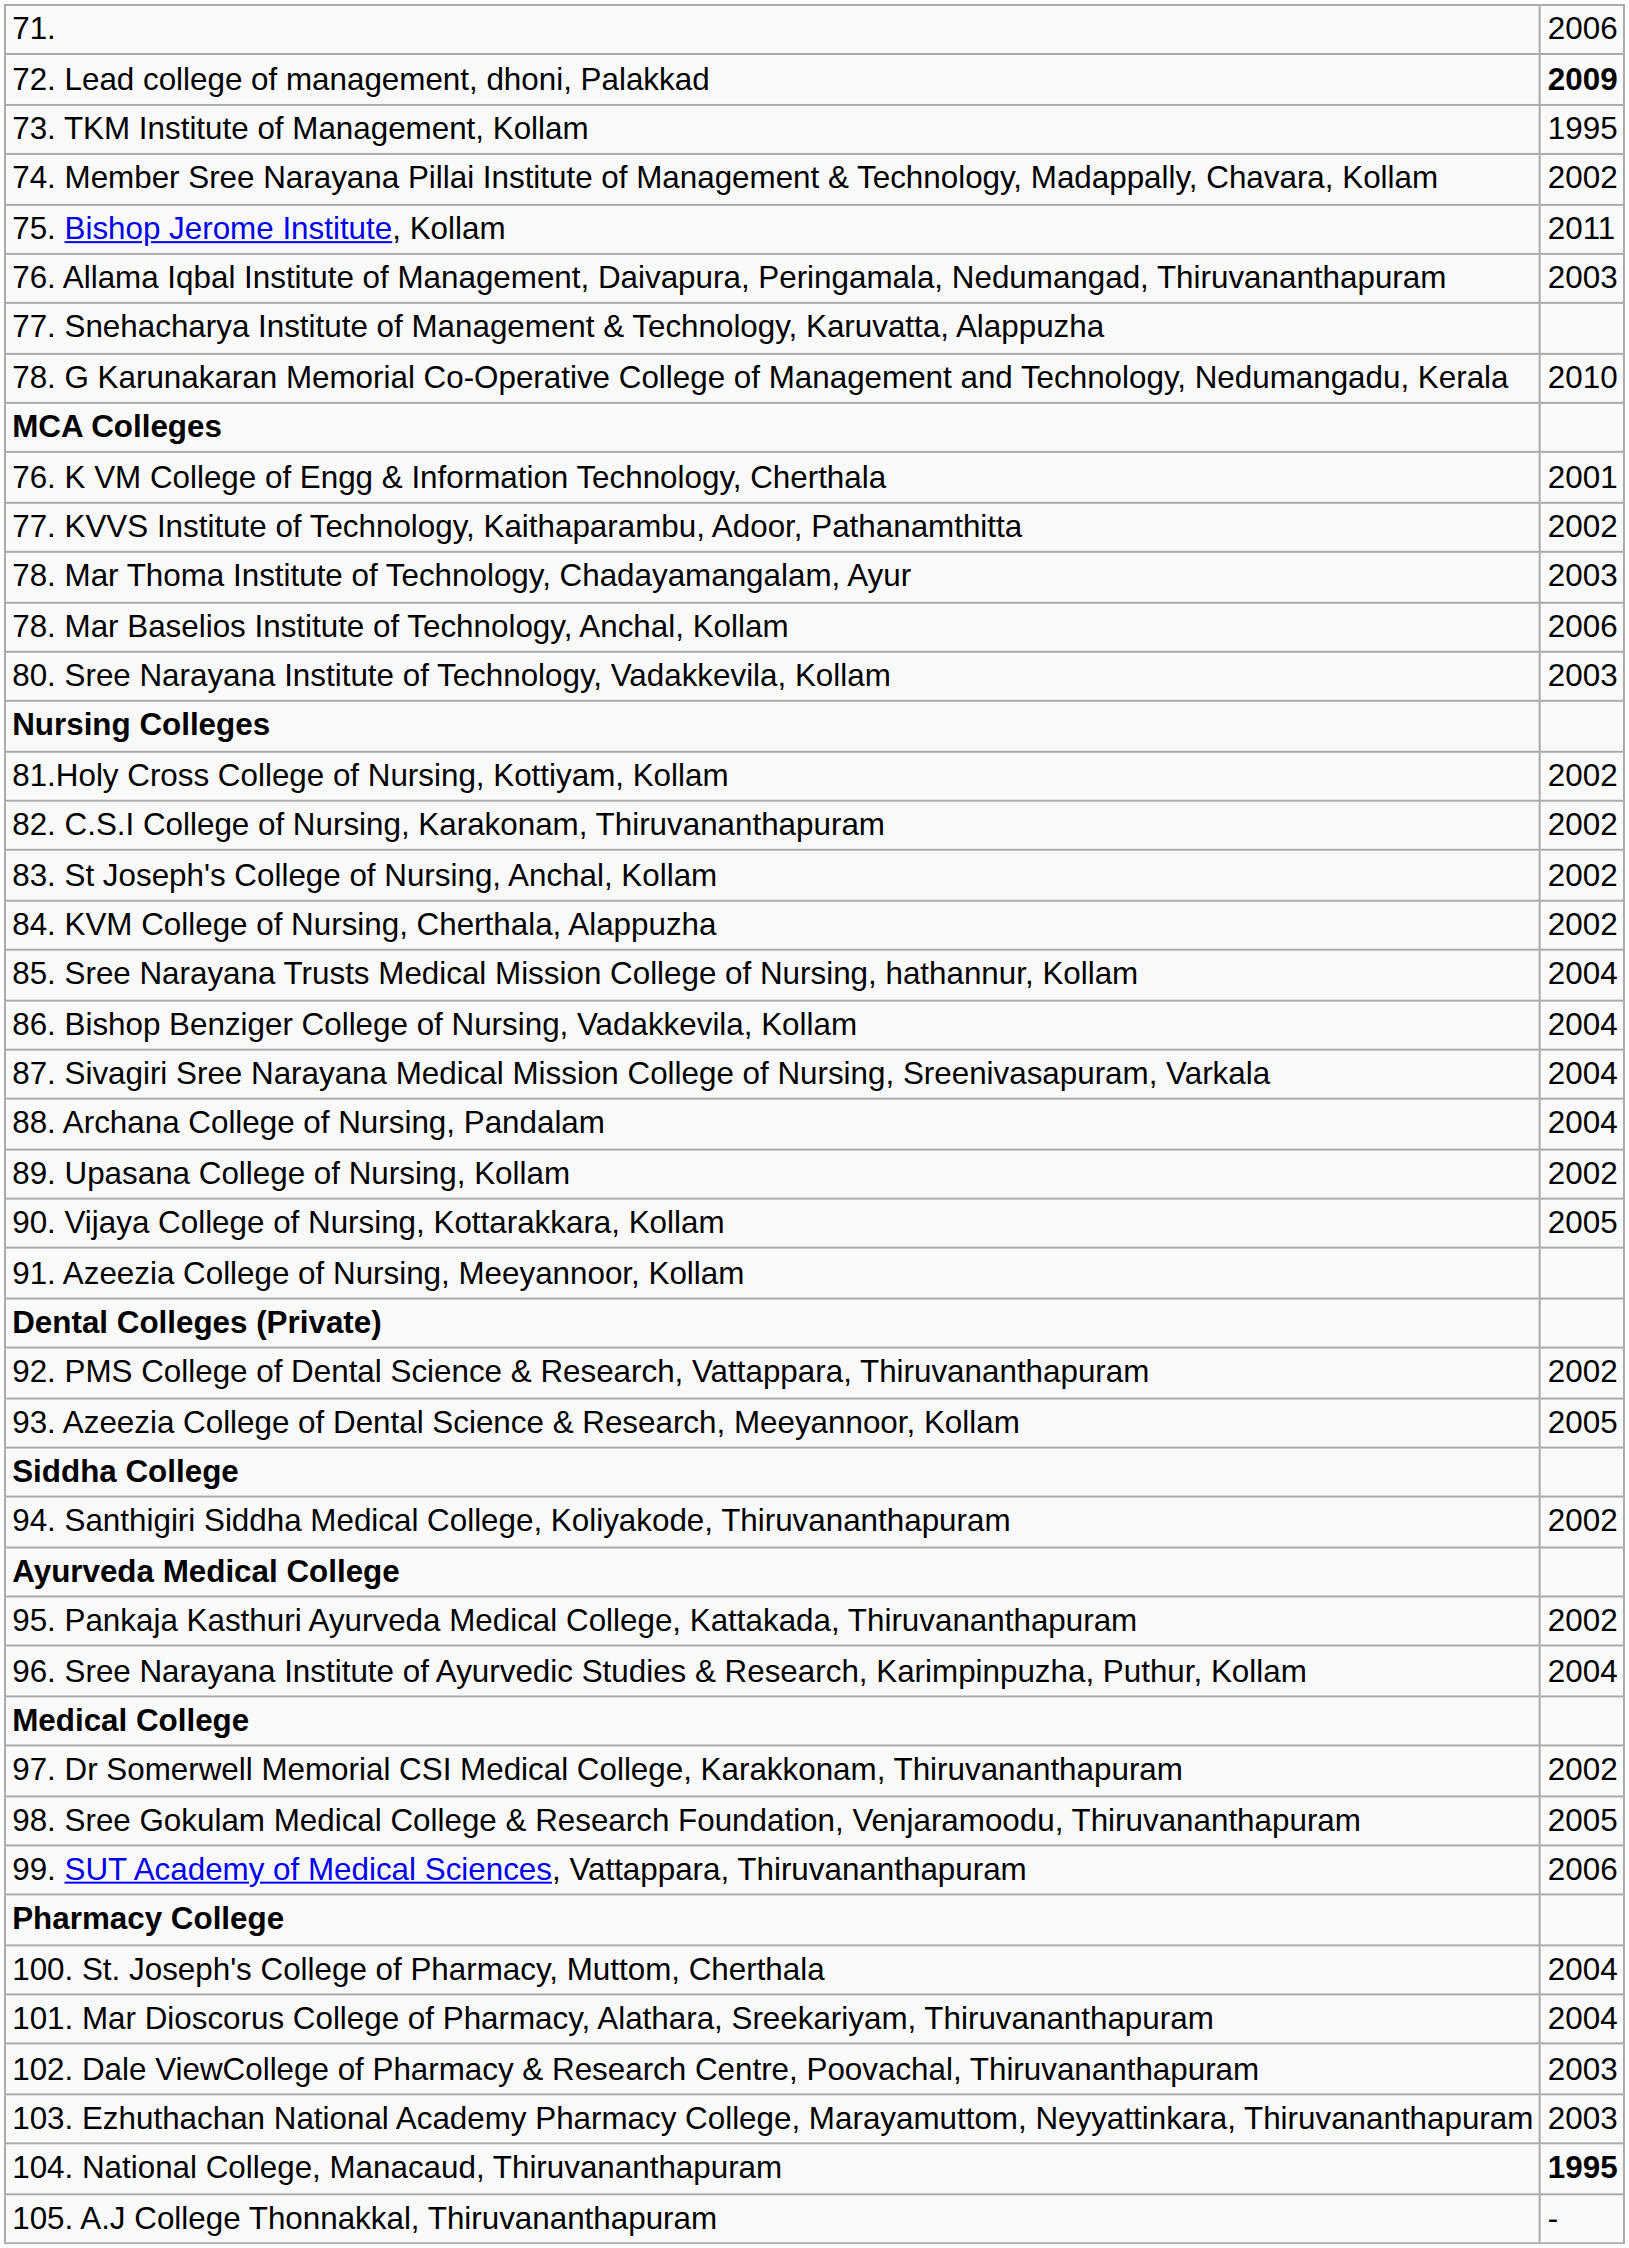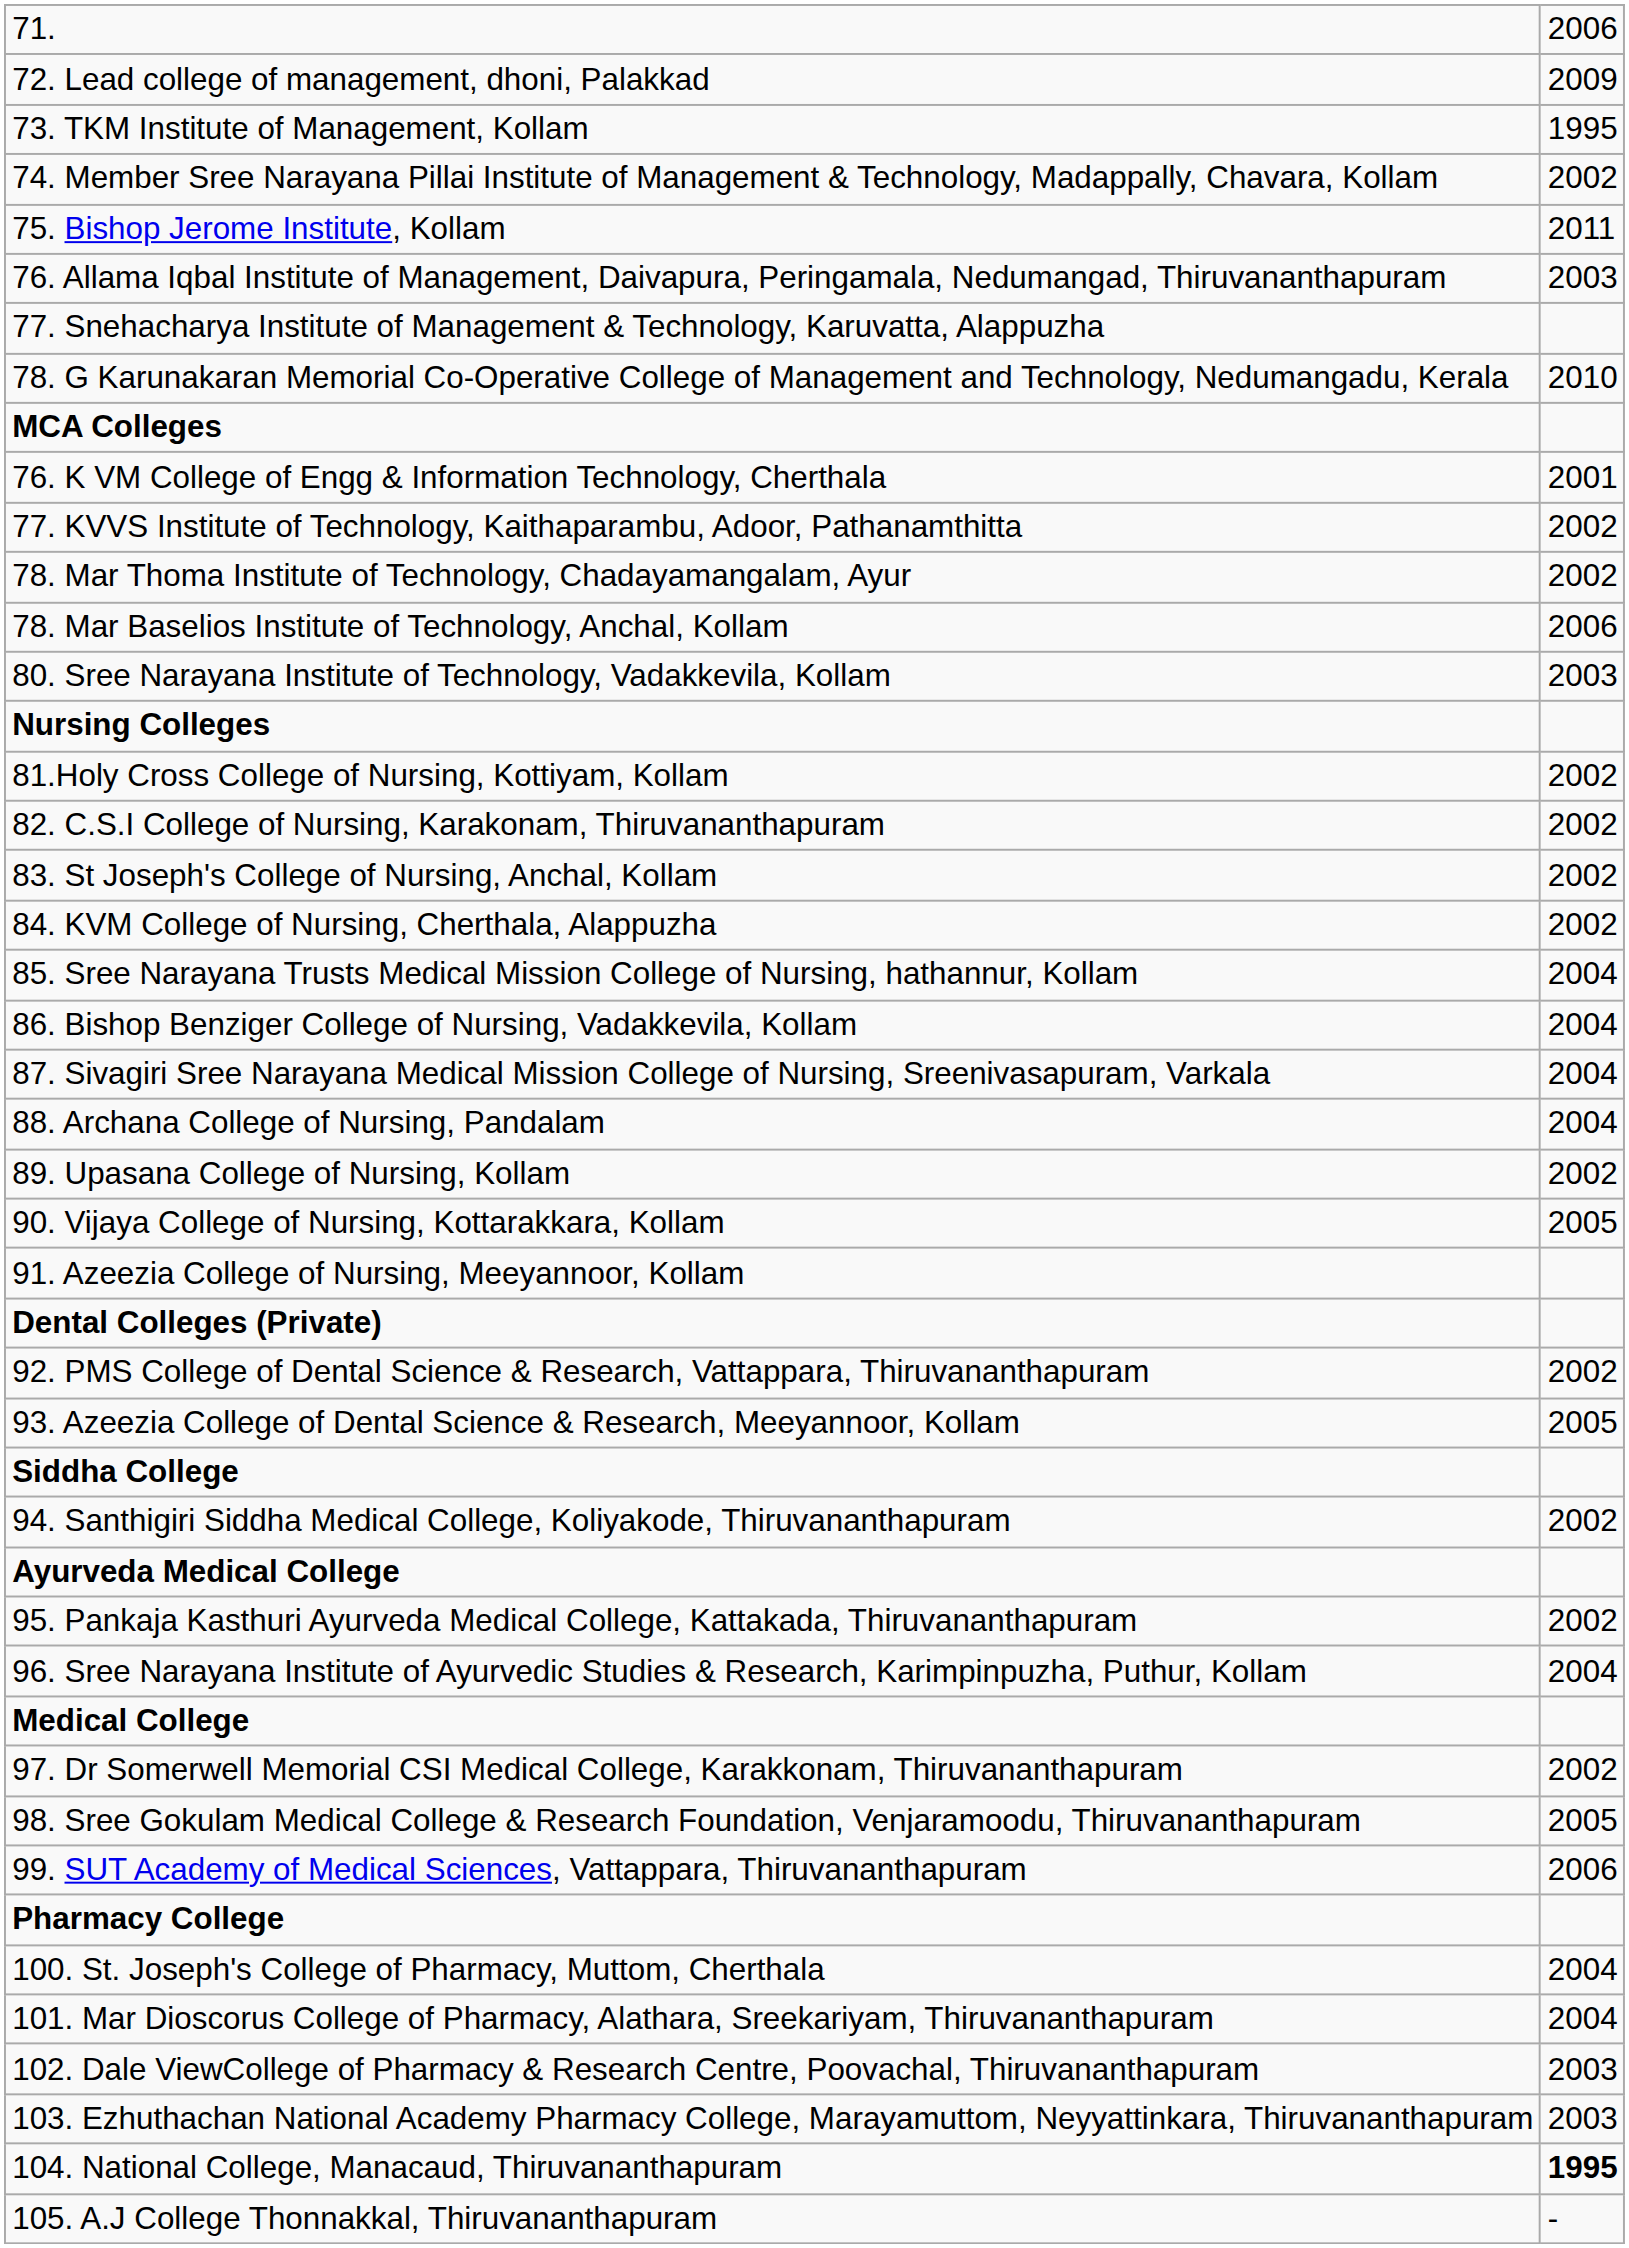(1583, 79) bold -> (1583, 79) normal
(1583, 576) 2003 -> (1583, 576) 2002
